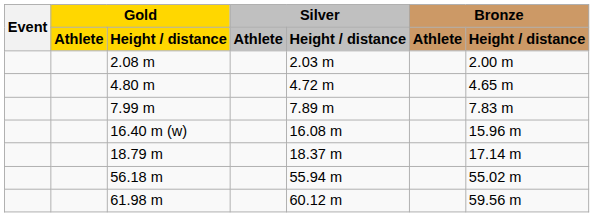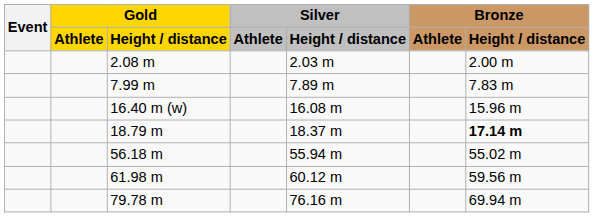- row: (133, 85)
(495, 154) normal -> (496, 131) bold
+ row: (137, 200)
